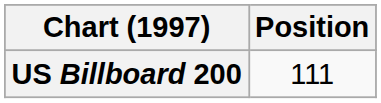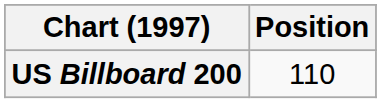(312, 73) 111 -> (312, 73) 110
